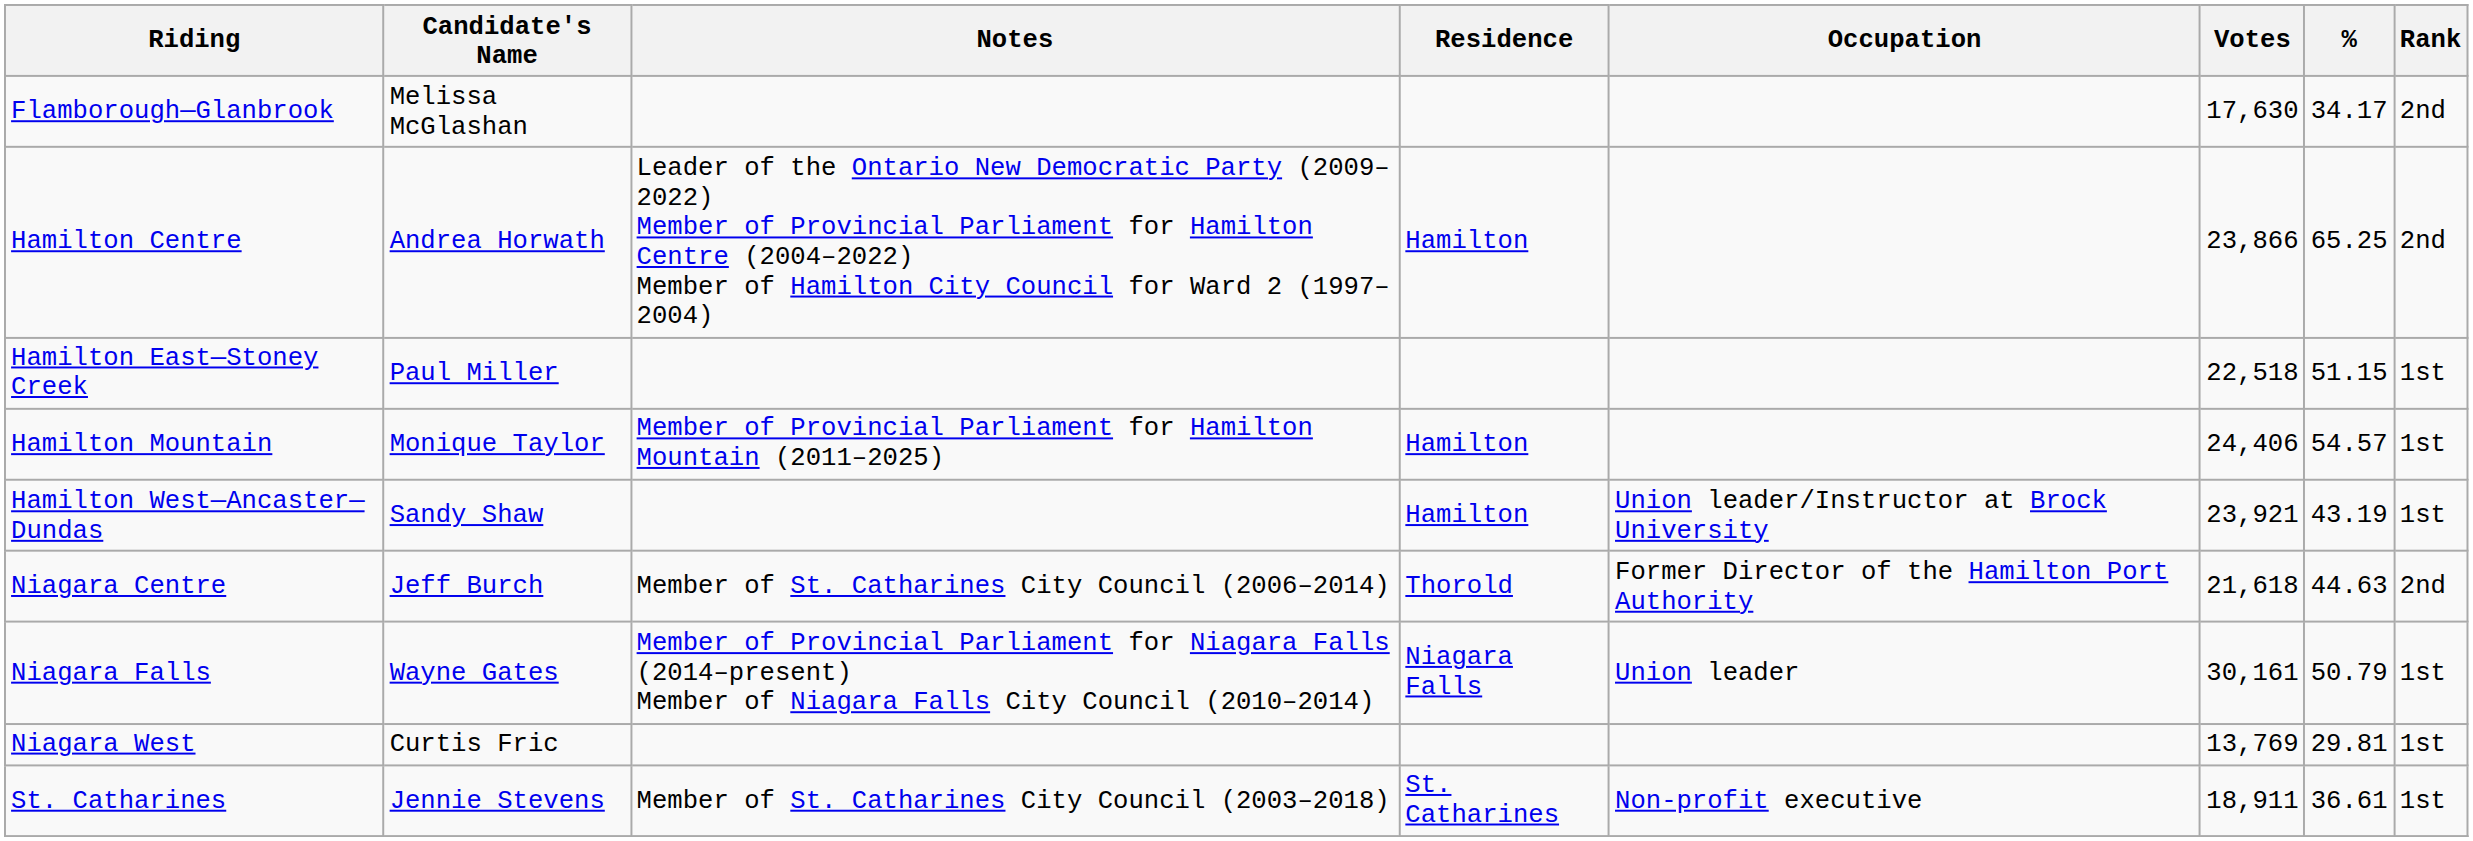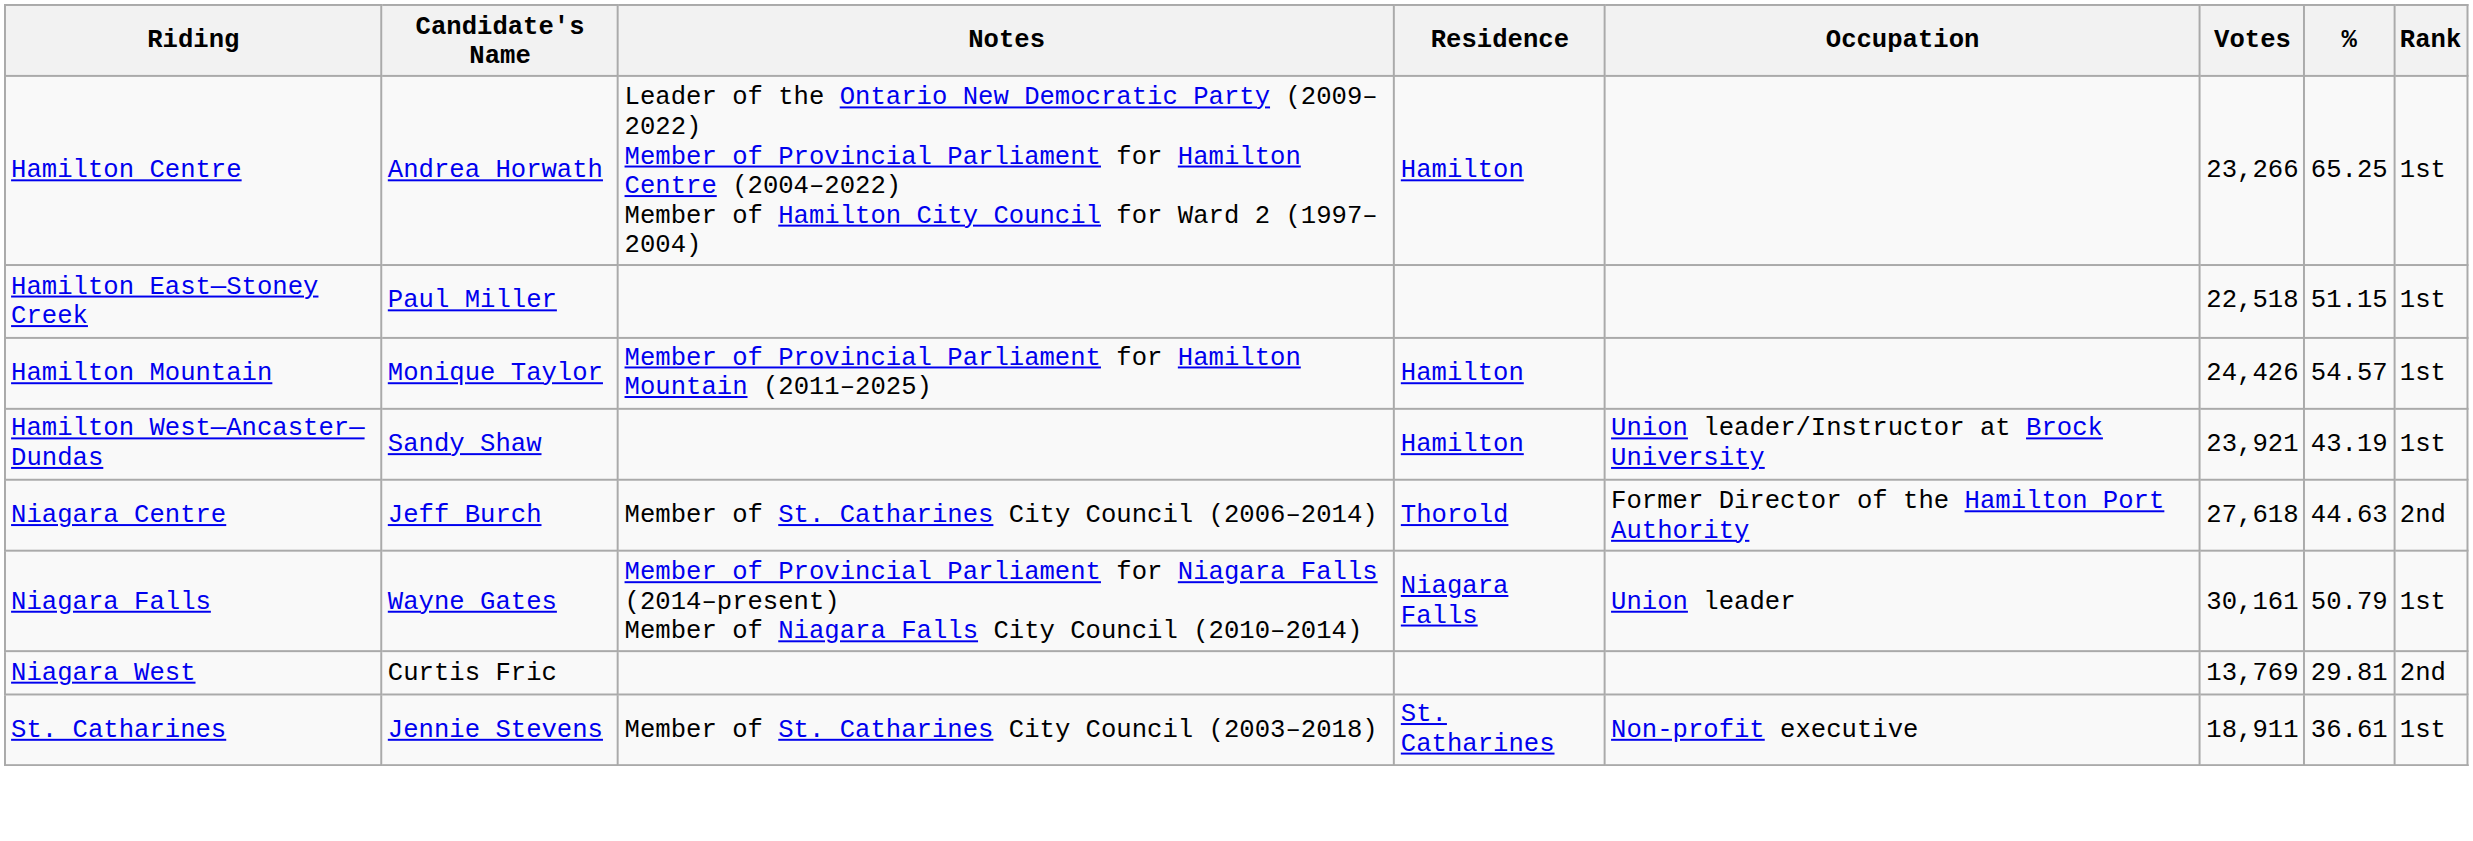- row: (172, 112)
(2252, 242) 23,866 -> (2252, 171) 23,266
(2423, 242) 2nd -> (2423, 171) 1st
(2252, 444) 24,406 -> (2252, 373) 24,426
(2252, 587) 21,618 -> (2252, 515) 27,618
(2423, 744) 1st -> (2423, 673) 2nd
